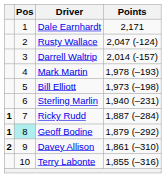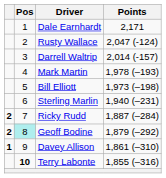(9, 116) 1 -> (9, 116) 2
(9, 131) 1 -> (9, 131) 2
(9, 146) 2 -> (9, 146) 1
(25, 161) normal -> (25, 161) bold
